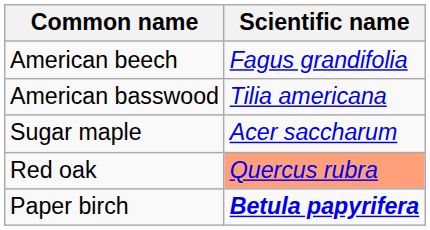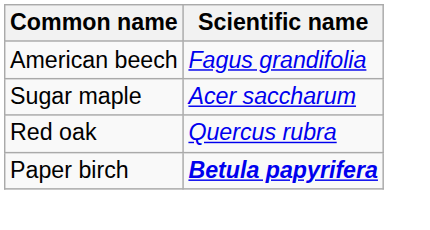- row: (115, 96)
(304, 170) lightsalmon background -> (263, 133) no background
